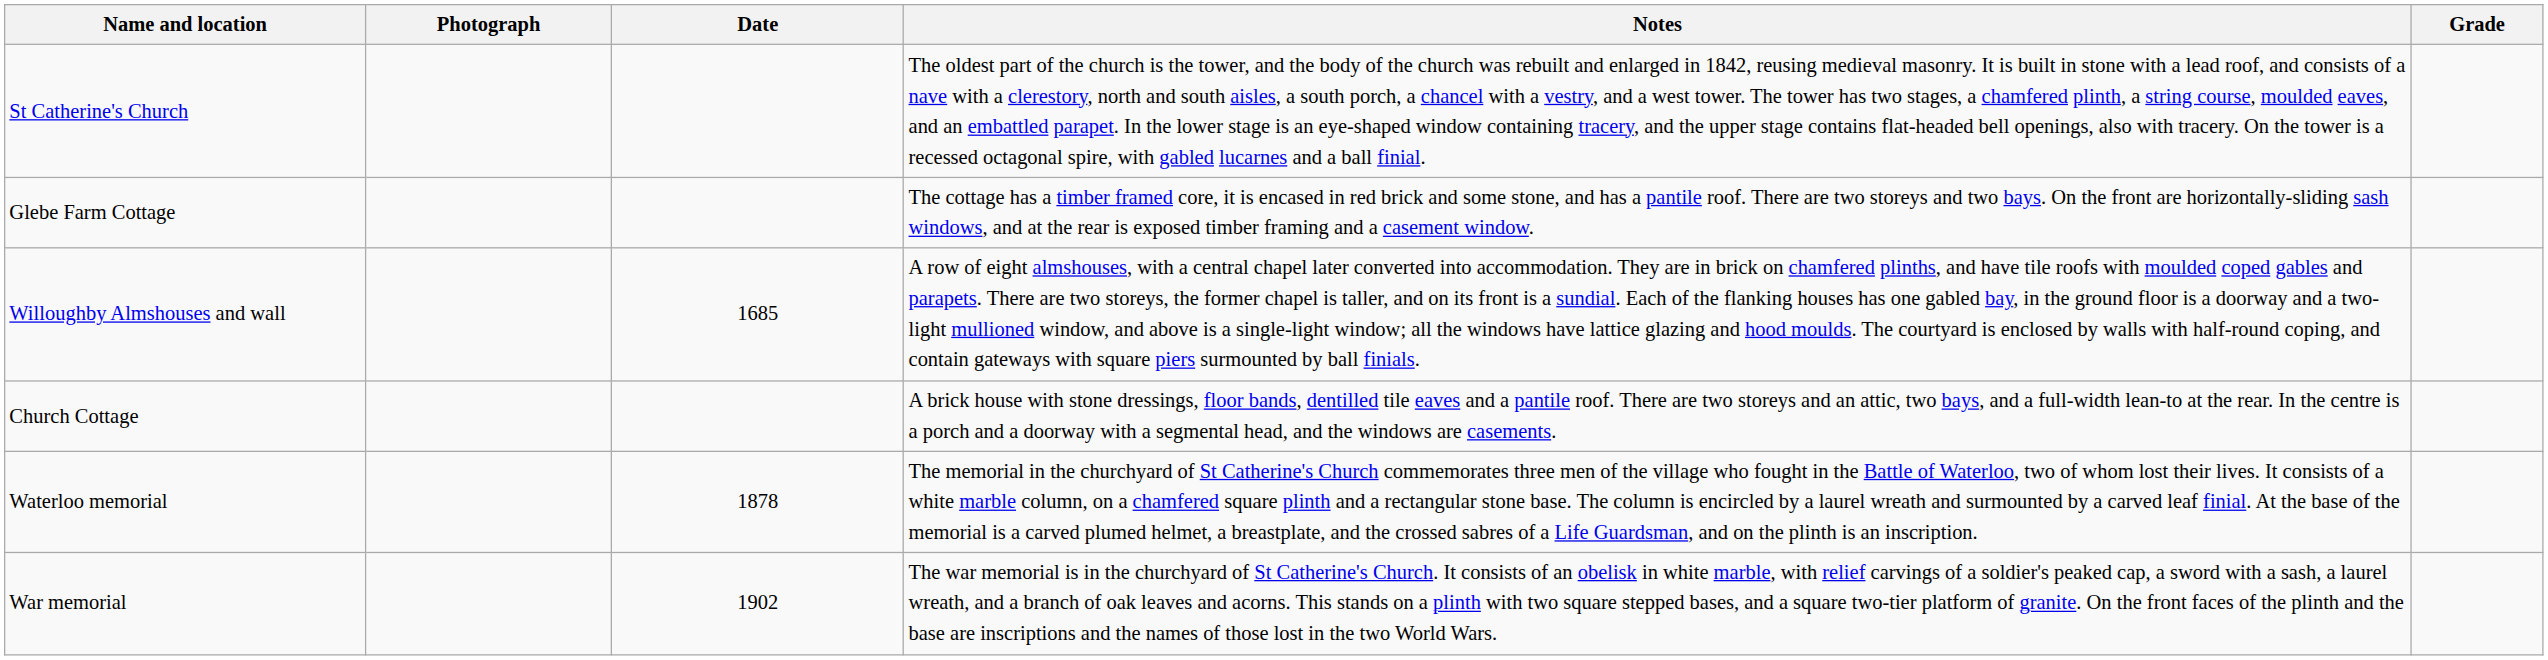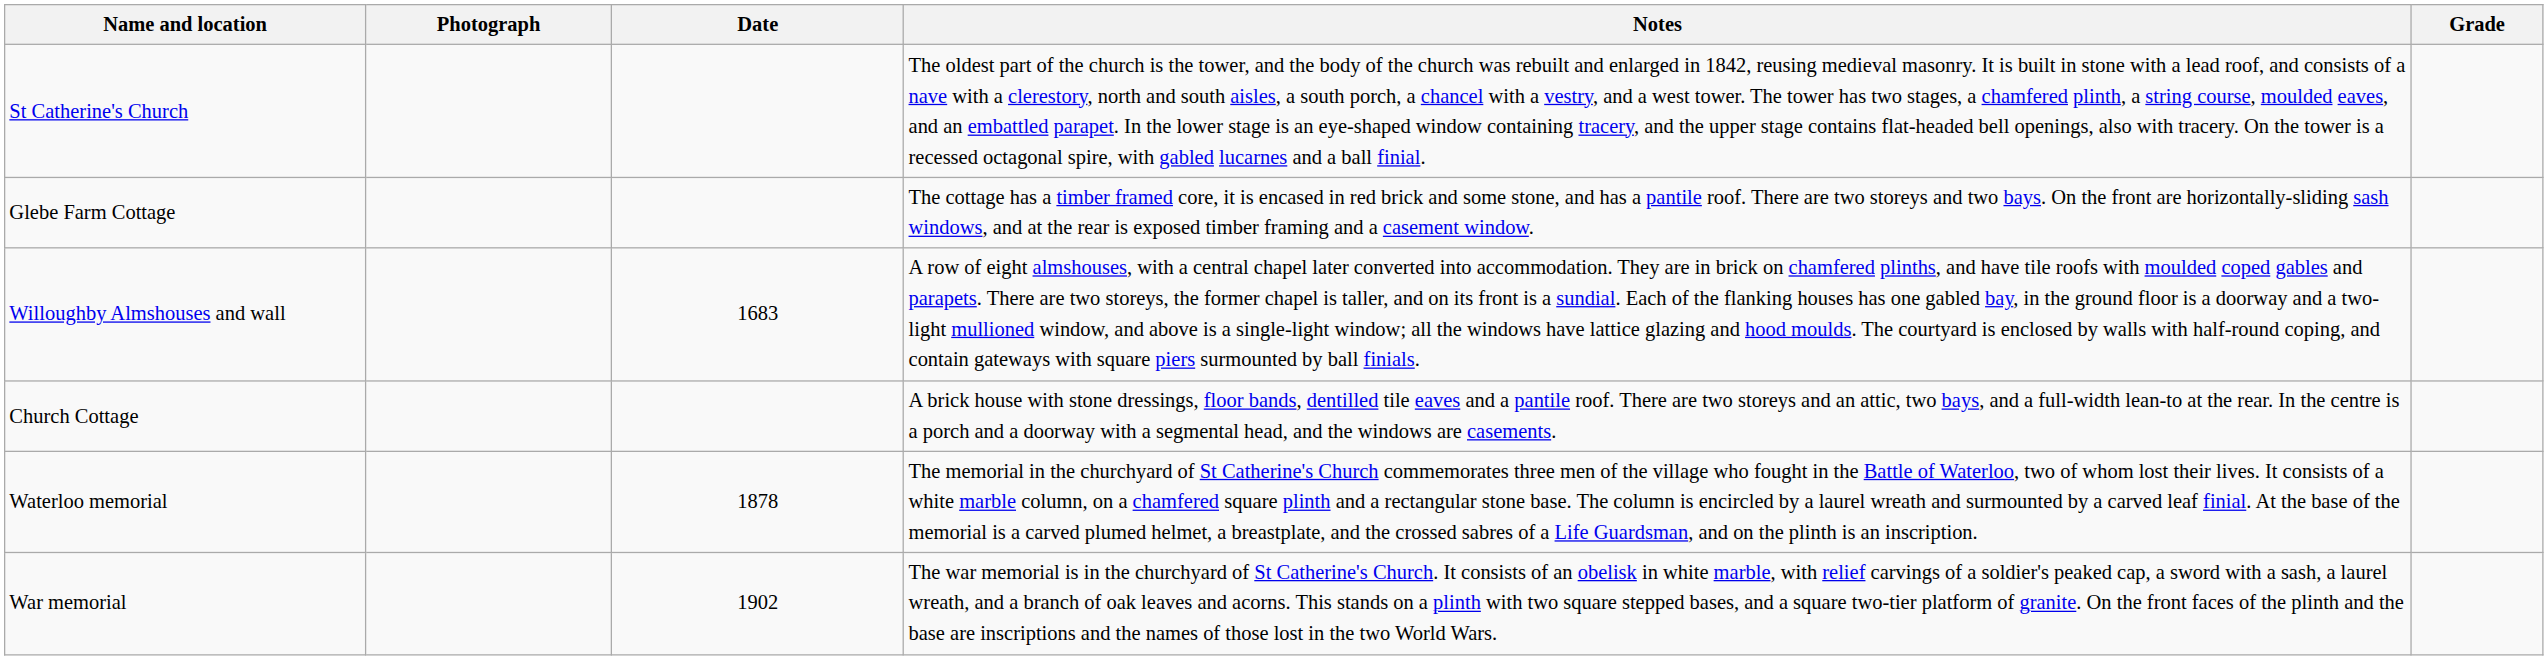(758, 314) 1685 -> (758, 314) 1683
